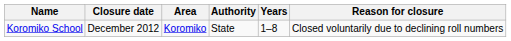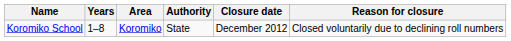columns swapped: (274, 12) <-> (123, 12)
